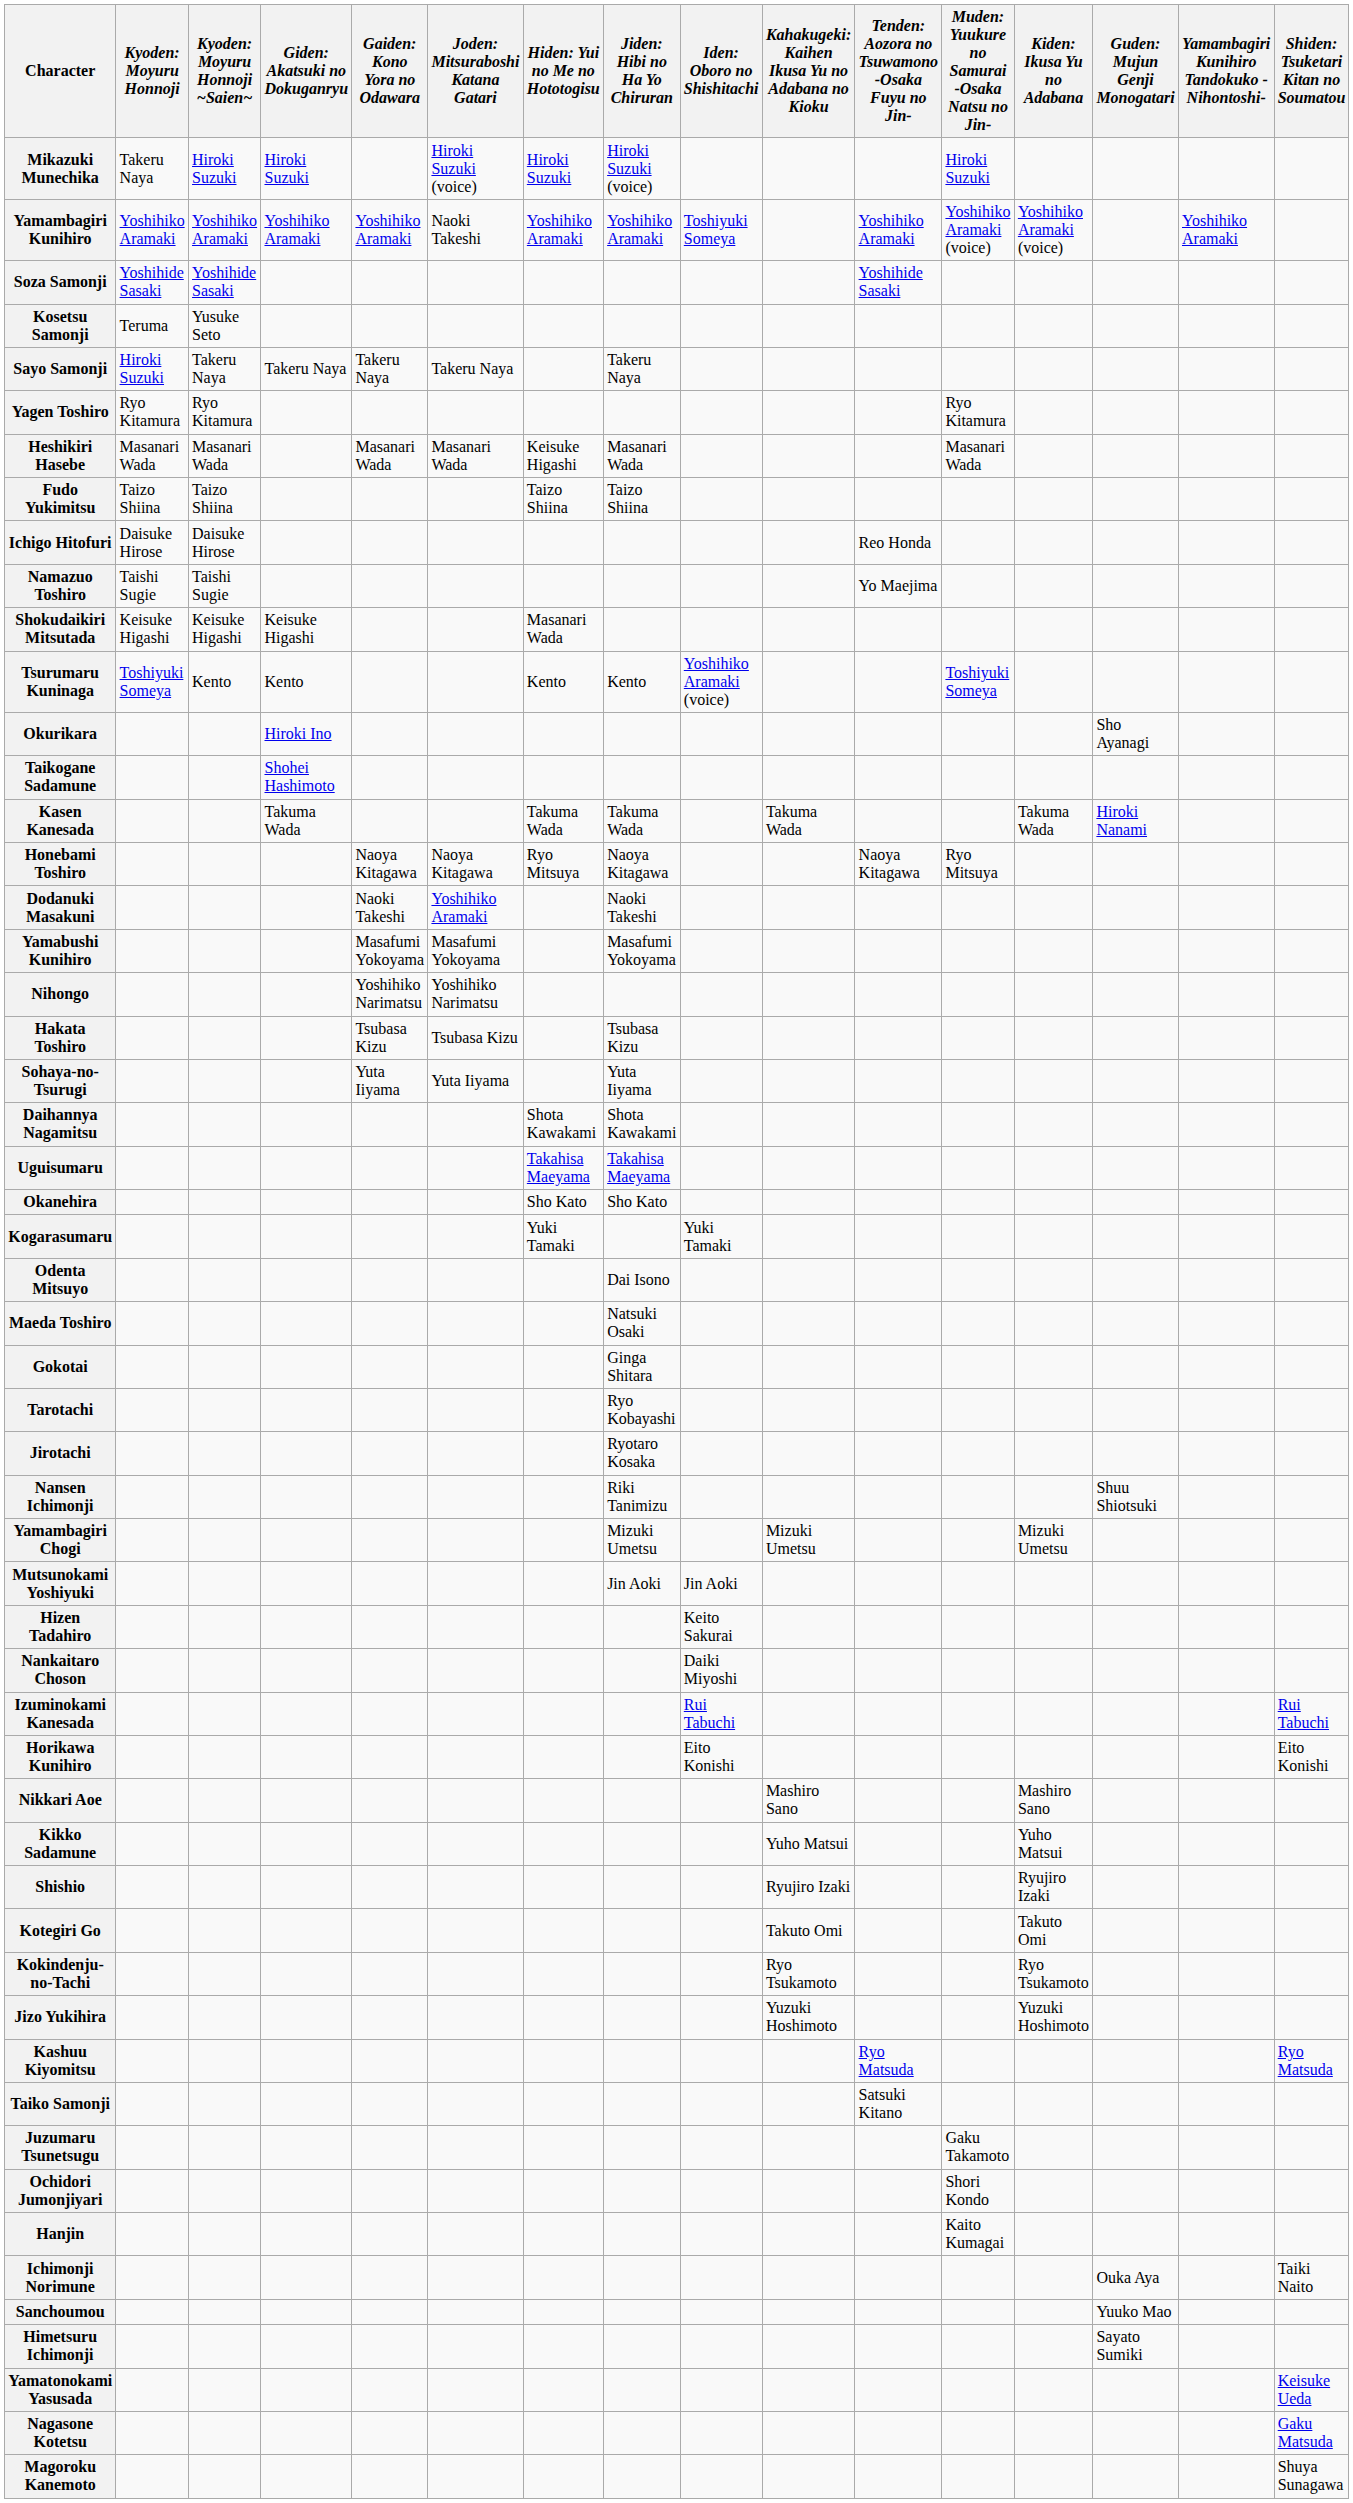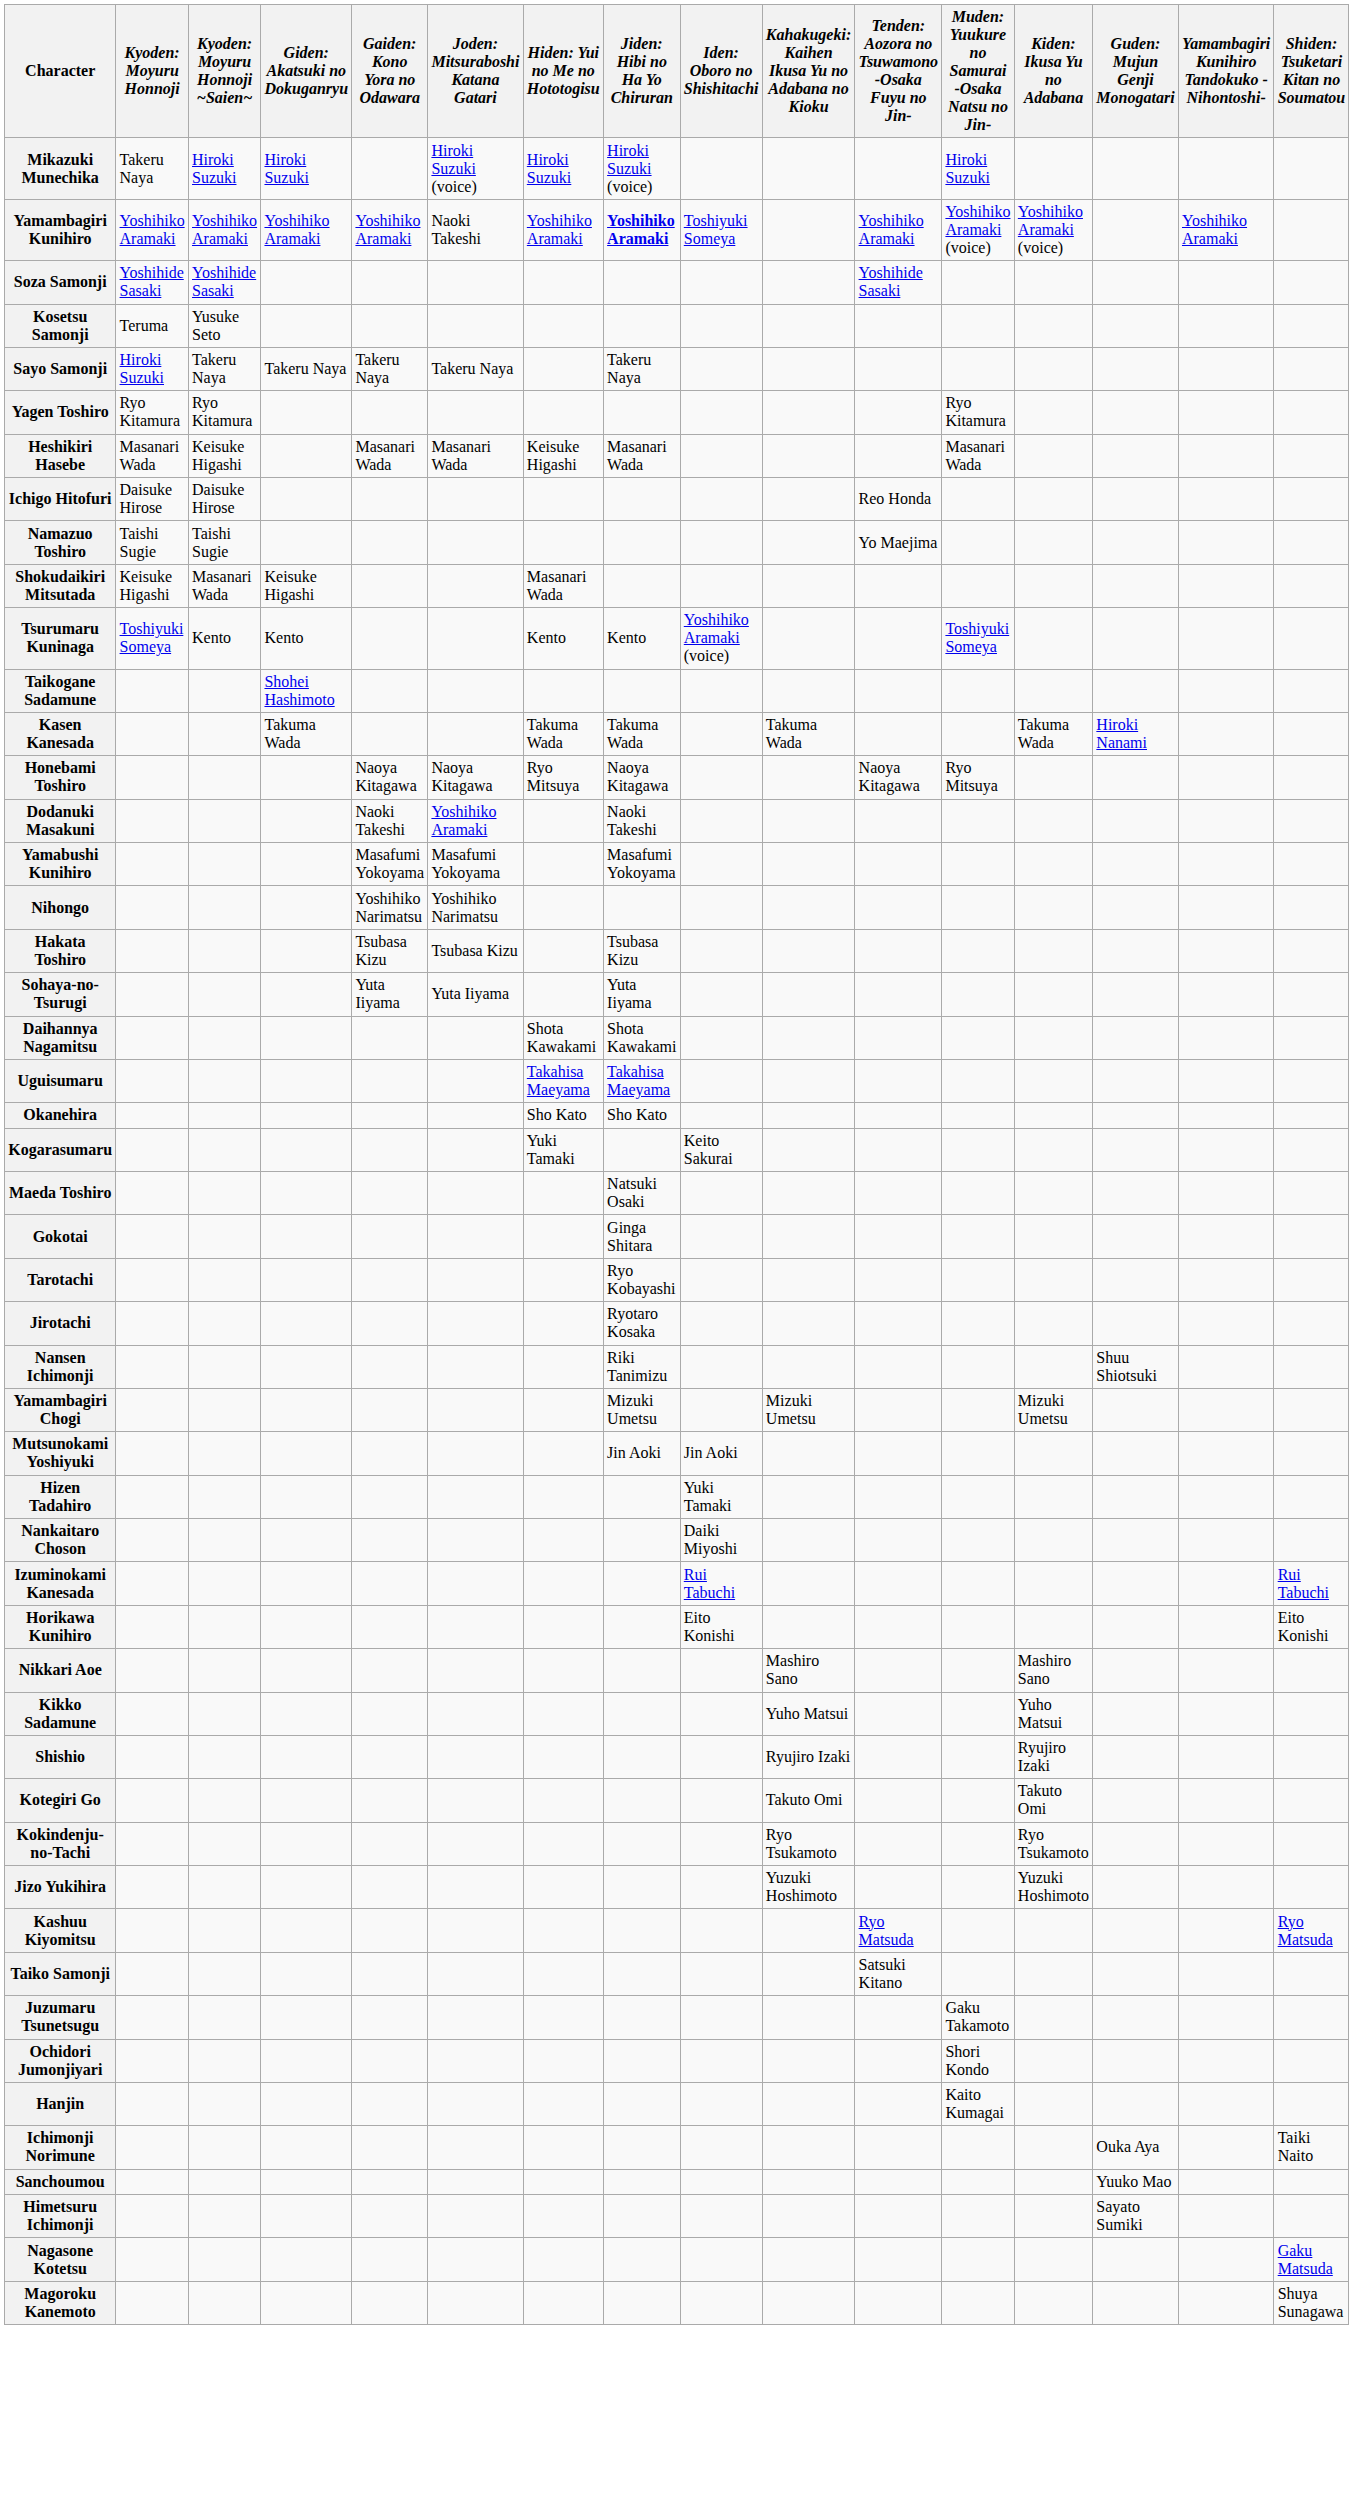(640, 229) normal -> (641, 229) bold
(222, 455) Masanari Wada -> (218, 455) Keisuke Higashi
- row: (60, 499)
(218, 629) Keisuke Higashi -> (222, 585) Masanari Wada
- row: (60, 734)
(708, 1236) Yuki Tamaki -> (708, 1149) Keito Sakurai
- row: (60, 1279)
(708, 1626) Keito Sakurai -> (708, 1496) Yuki Tamaki
- row: (60, 2389)
